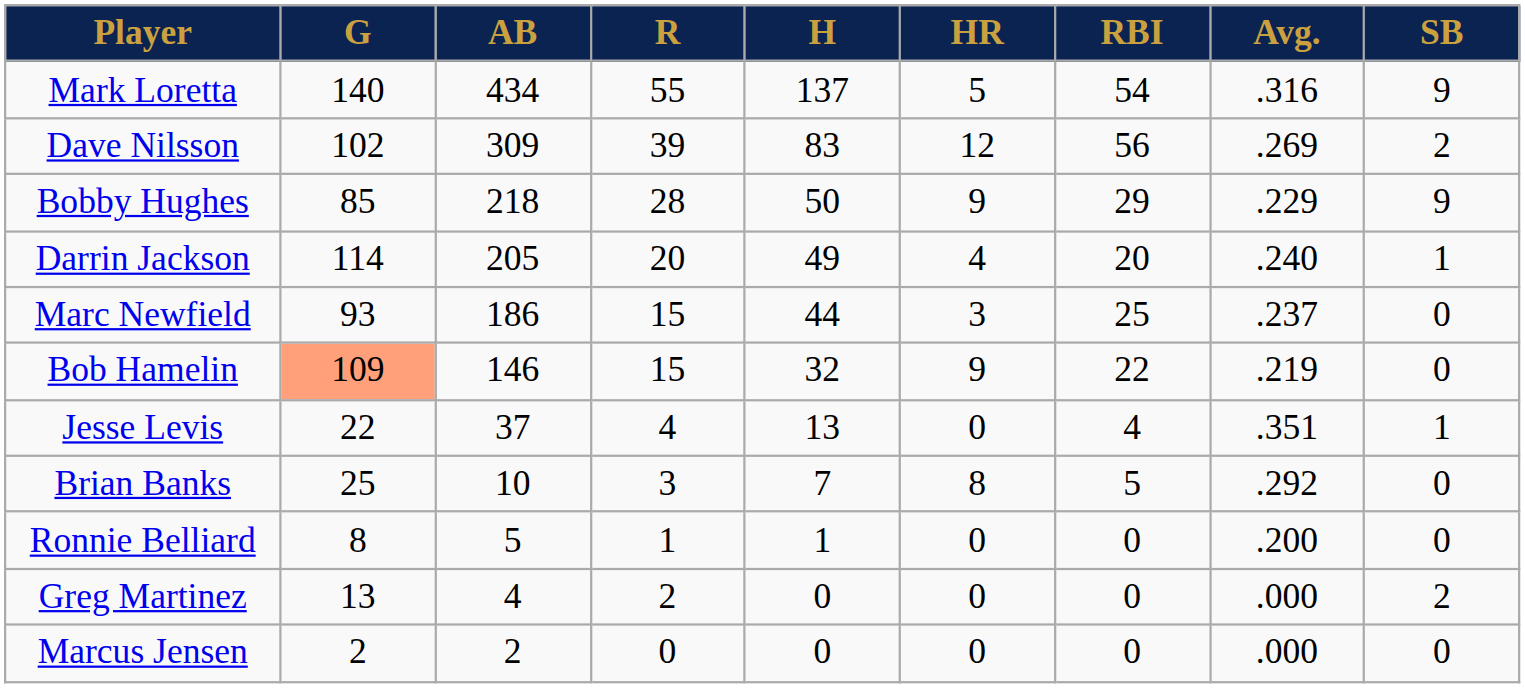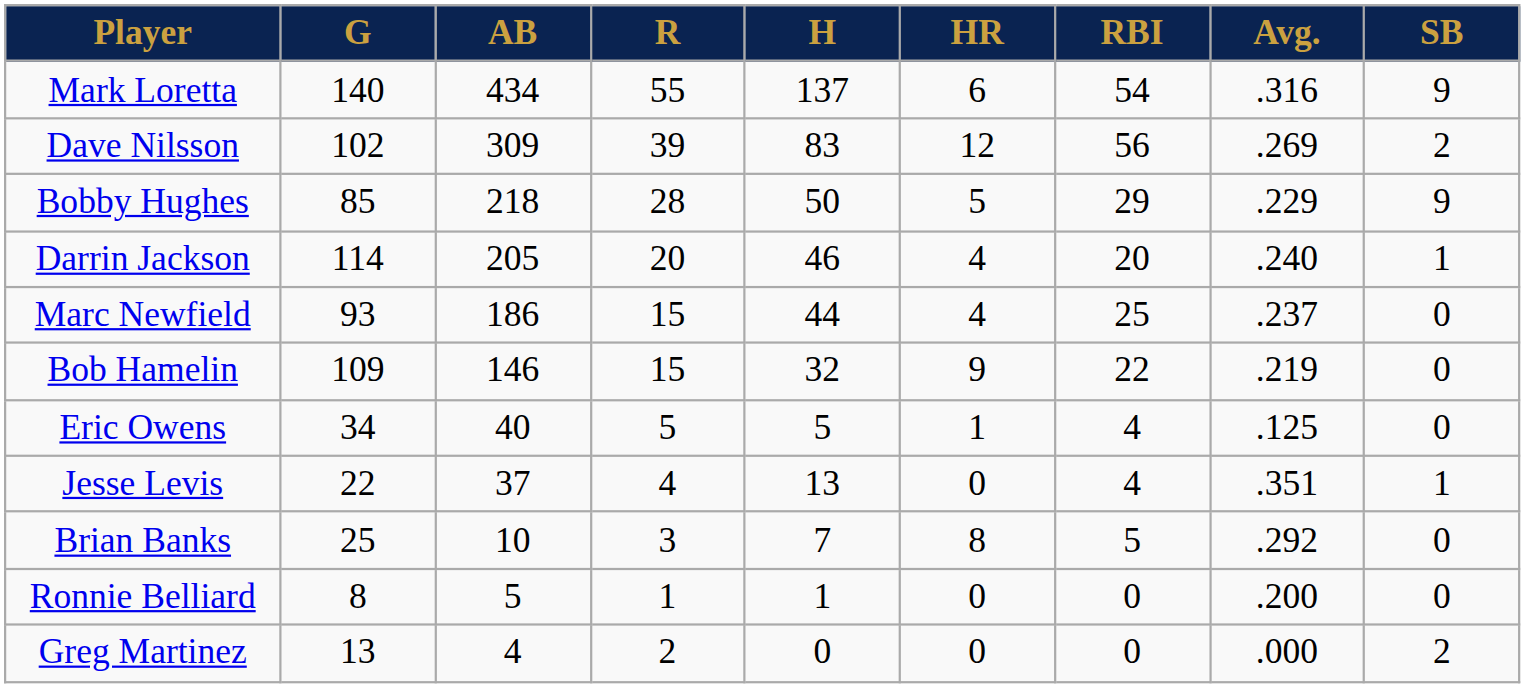(977, 88) 5 -> (977, 88) 6
(977, 201) 9 -> (977, 201) 5
(822, 257) 49 -> (822, 257) 46
(977, 314) 3 -> (977, 314) 4
(358, 370) lightsalmon background -> (358, 370) no background
+ row: (143, 426)
- row: (143, 652)
